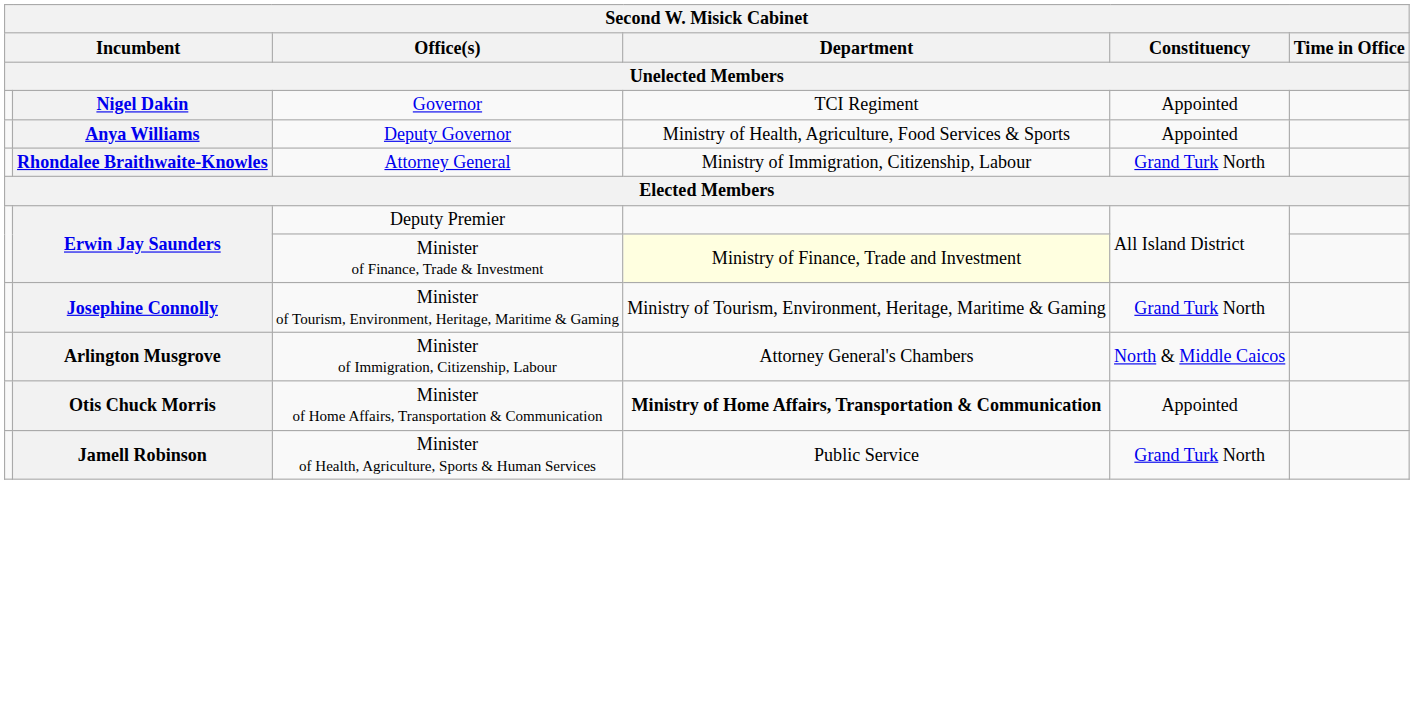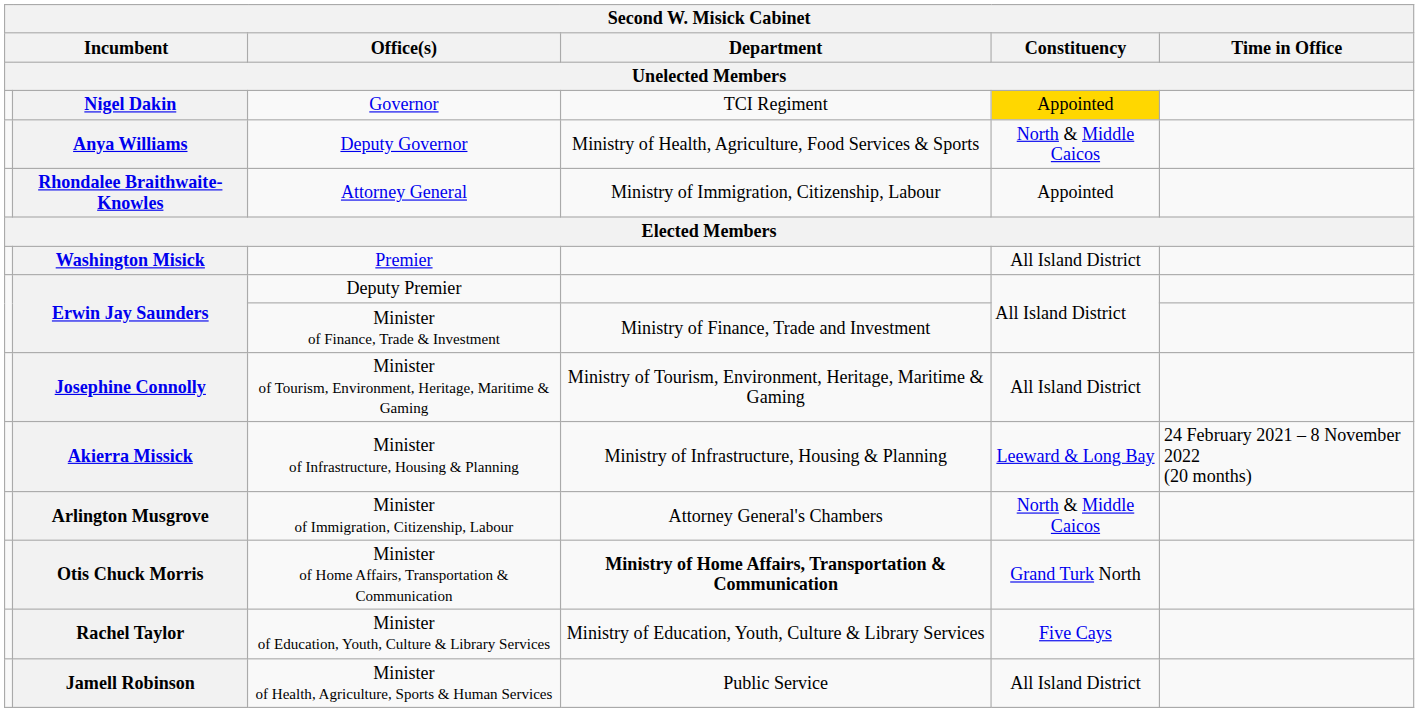(1200, 104) no background -> (1075, 104) gold background
(1200, 133) Appointed -> (1075, 143) North & Middle Caicos
(1200, 162) Grand Turk North -> (1075, 192) Appointed
+ row: (130, 260)
(866, 258) lightyellow background -> (776, 327) no background
(1200, 307) Grand Turk North -> (1075, 386) All Island District
+ row: (130, 456)
(1200, 405) Appointed -> (1075, 574) Grand Turk North
+ row: (130, 633)
(1200, 454) Grand Turk North -> (1075, 682) All Island District
